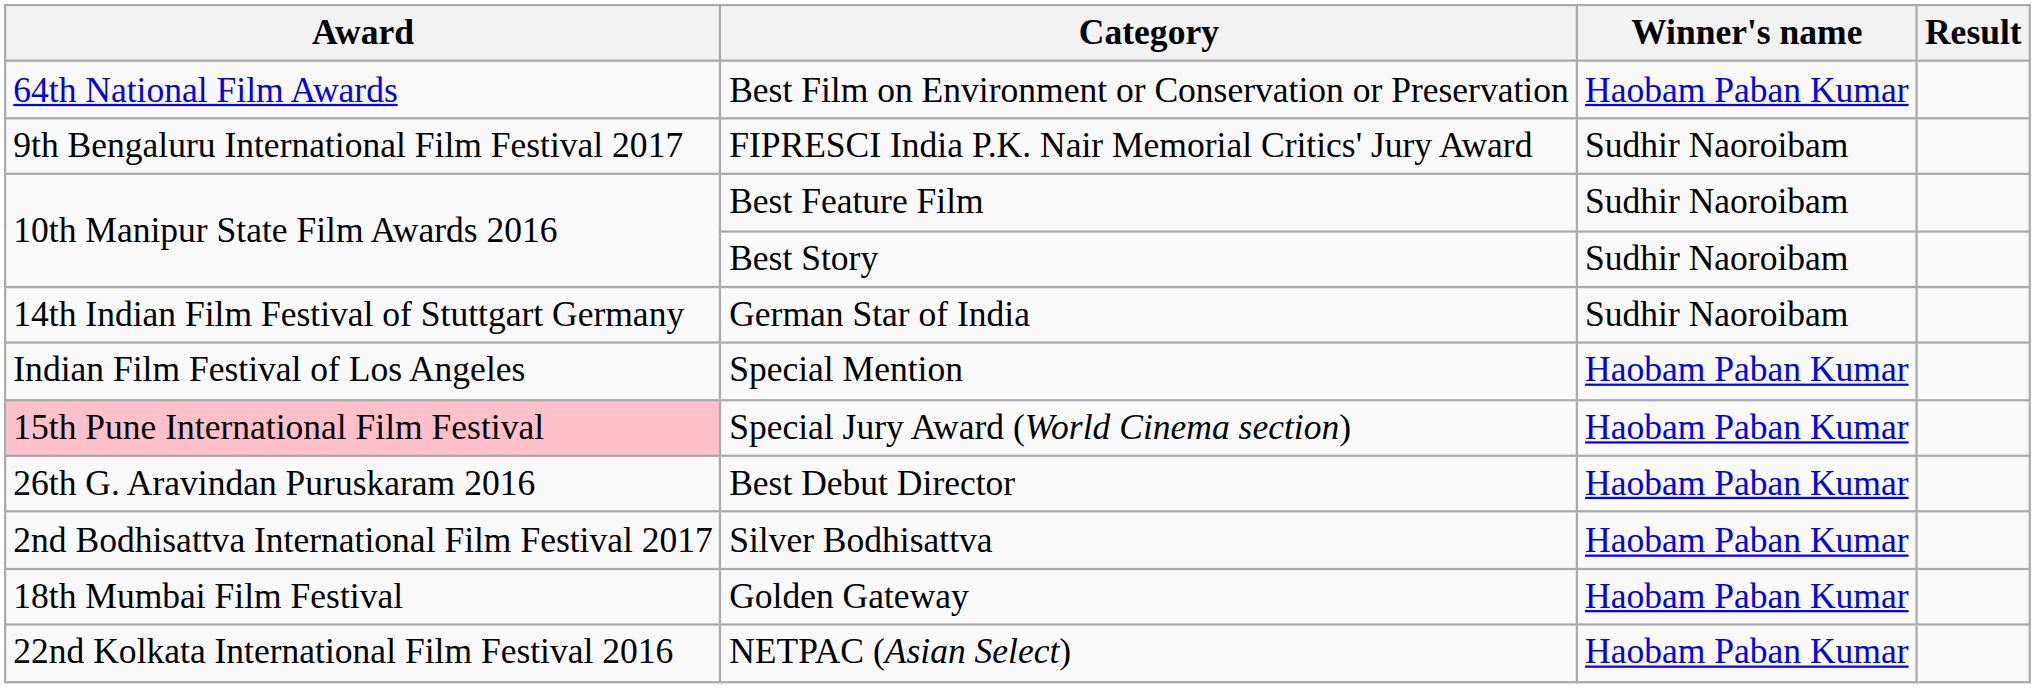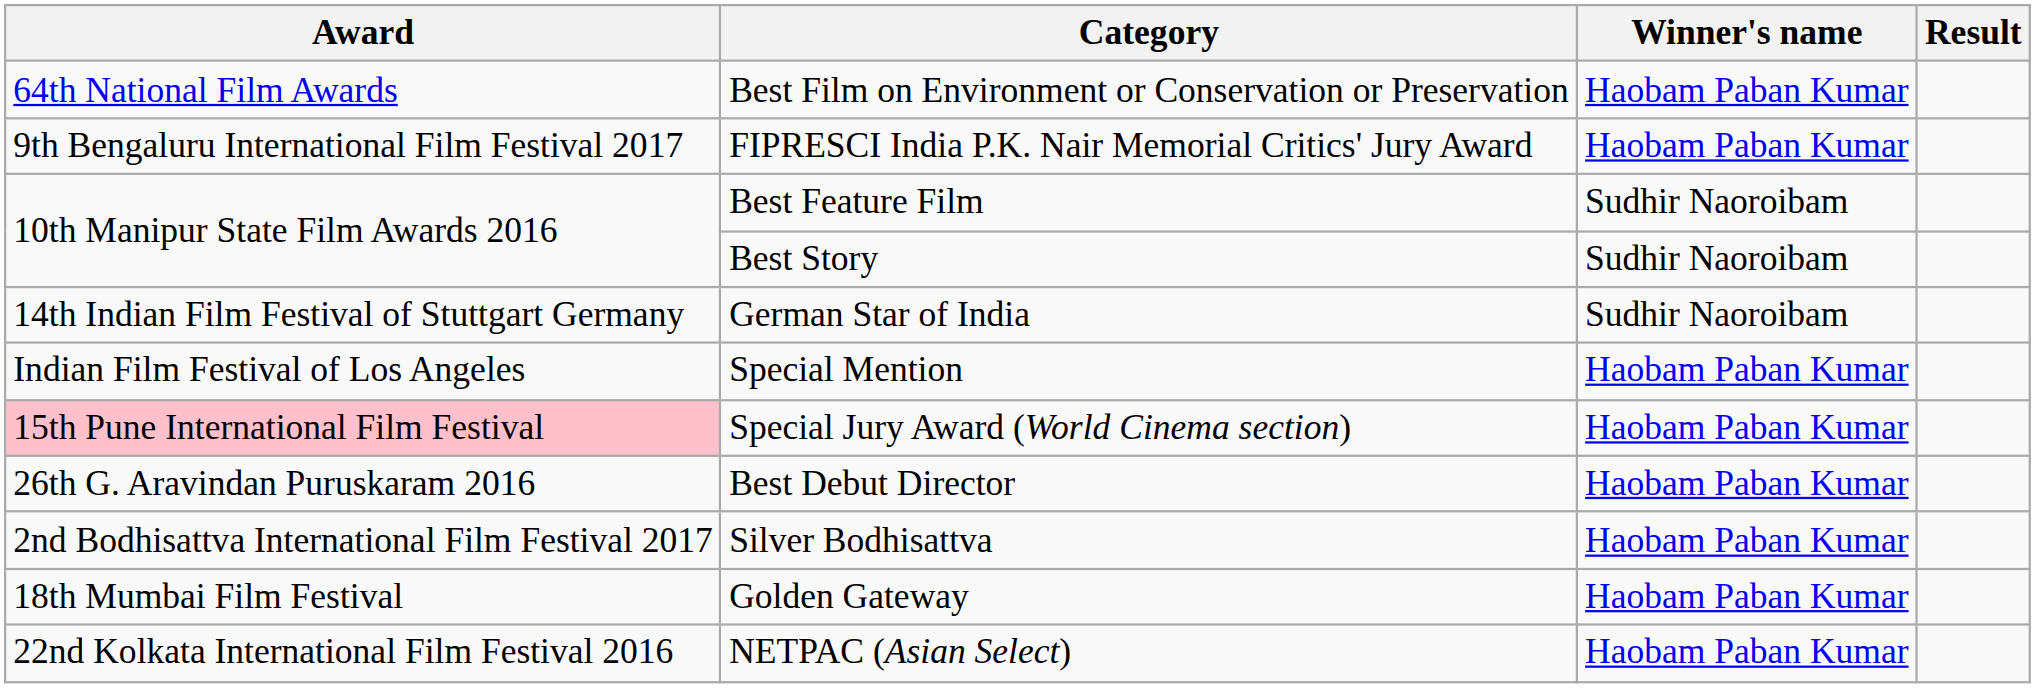(1717, 145) Sudhir Naoroibam -> (1747, 145) Haobam Paban Kumar
